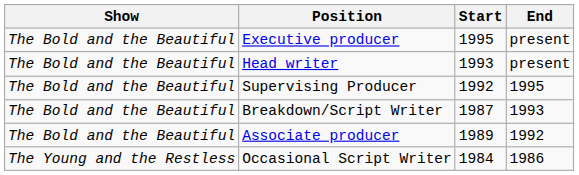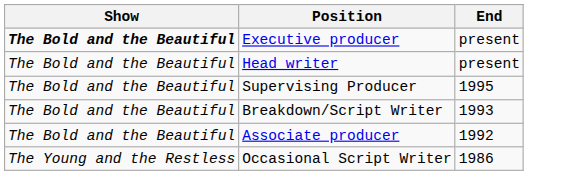- column: (481, 16)
(122, 40) normal -> (122, 40) bold
